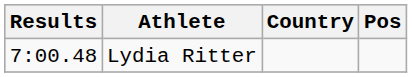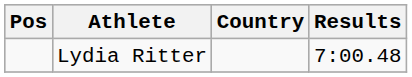columns swapped: (383, 22) <-> (53, 22)
